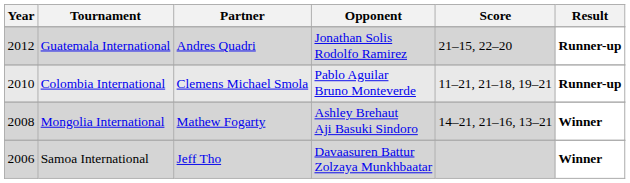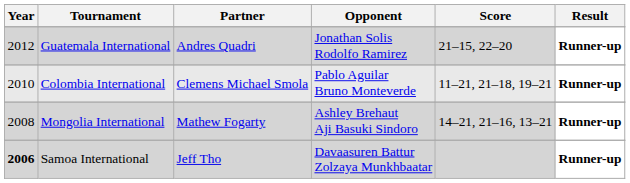(580, 121) Winner -> (590, 121) Runner-up
(21, 159) normal -> (21, 159) bold
(580, 159) Winner -> (590, 159) Runner-up
